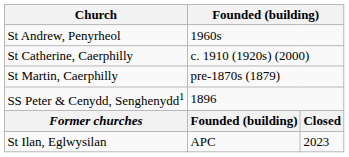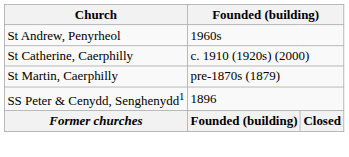- row: (57, 141)
